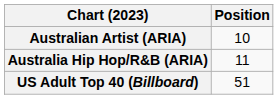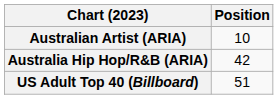(242, 60) 11 -> (242, 60) 42
